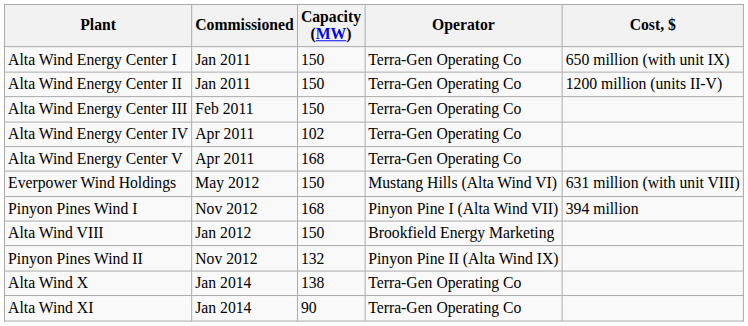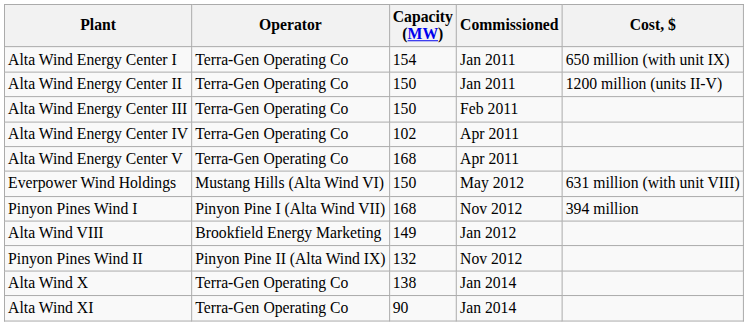columns swapped: (463, 25) <-> (244, 25)
(313, 59) 150 -> (405, 59) 154
(313, 233) 150 -> (405, 233) 149
